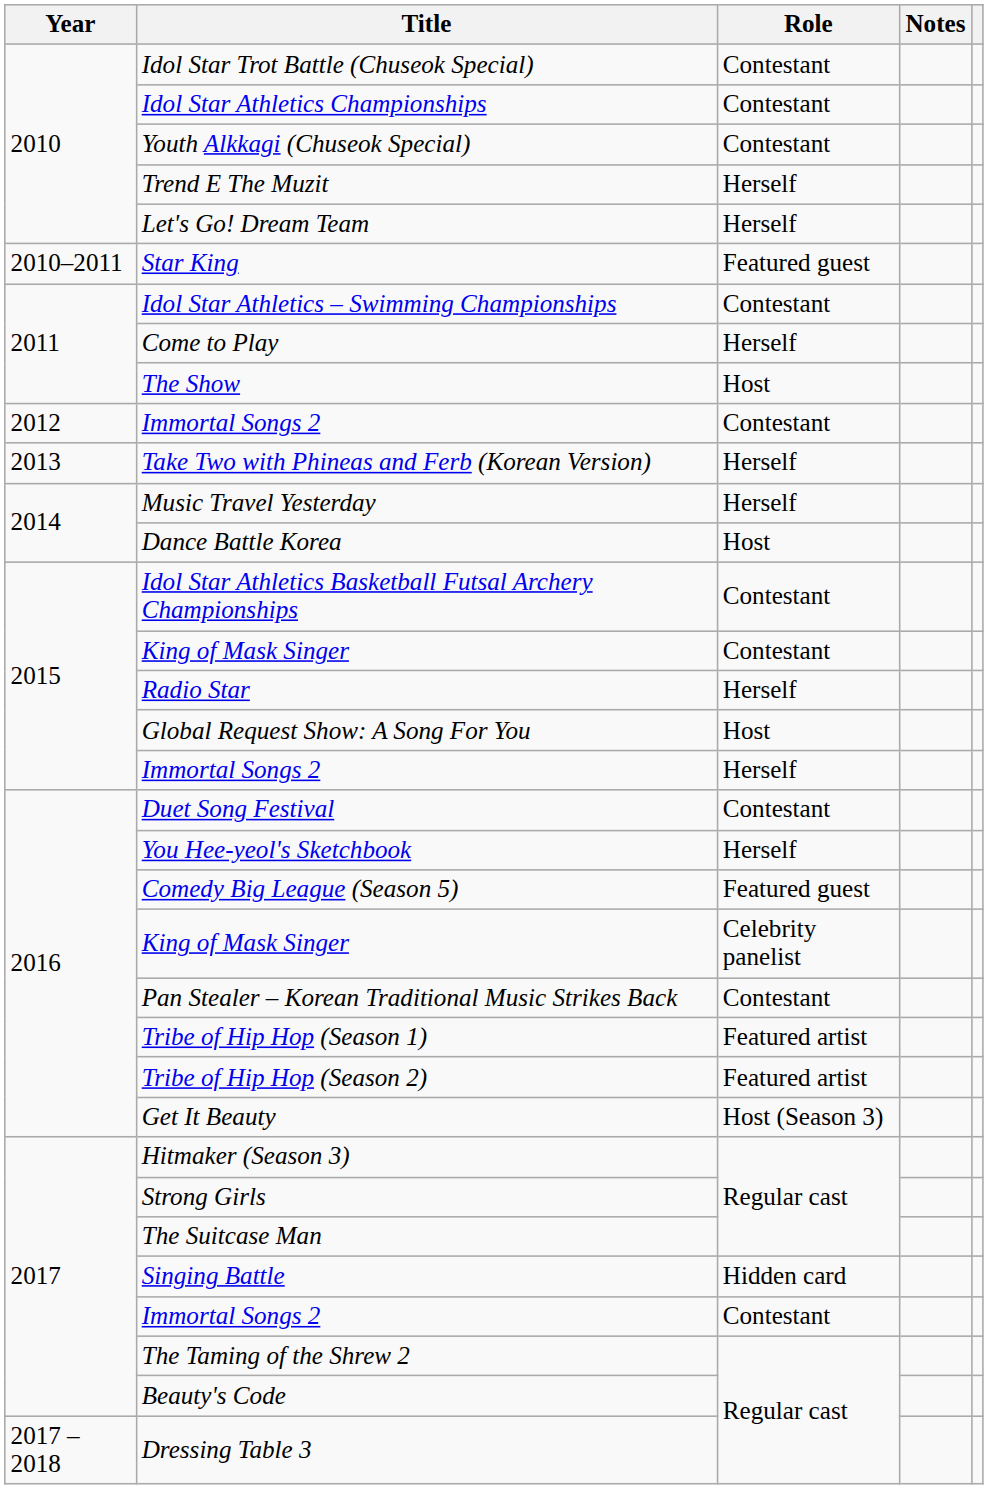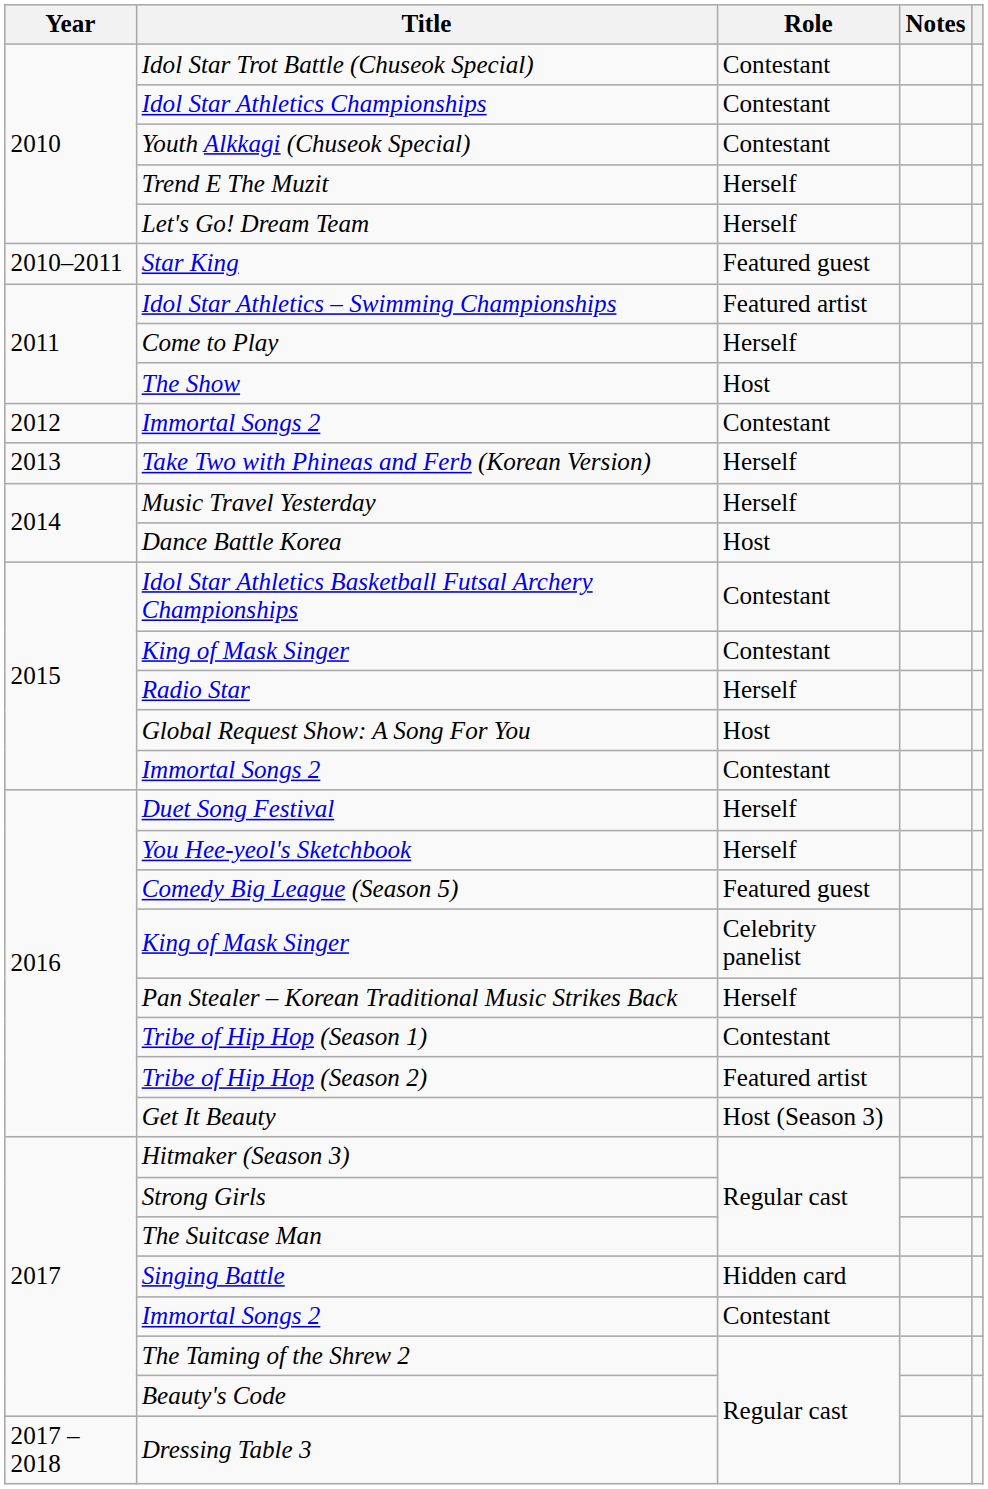(777, 303) Contestant -> (795, 303) Featured artist
(760, 769) Herself -> (777, 769) Contestant
(777, 809) Contestant -> (760, 809) Herself
(777, 997) Contestant -> (760, 997) Herself
(795, 1037) Featured artist -> (777, 1037) Contestant
